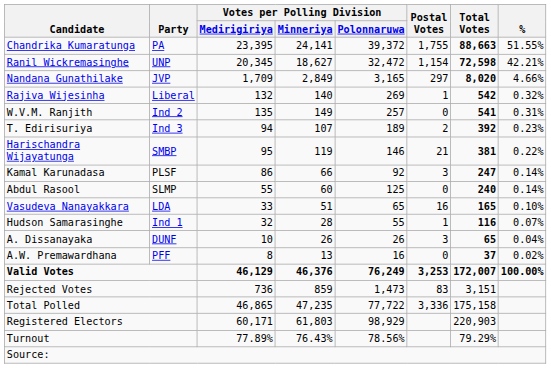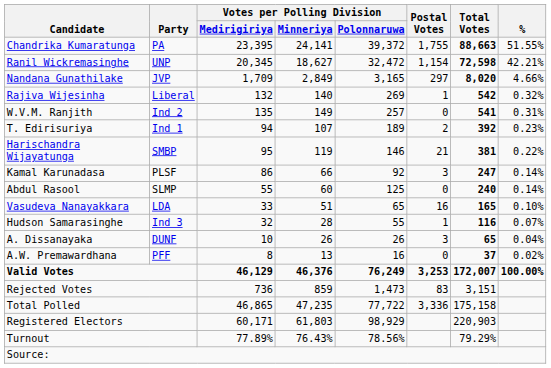(167, 128) Ind 3 -> (167, 128) Ind 1
(167, 223) Ind 1 -> (167, 223) Ind 3
